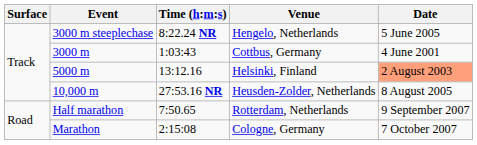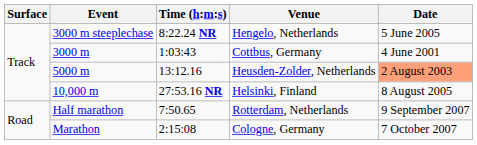(274, 71) Helsinki, Finland -> (304, 71) Heusden-Zolder, Netherlands
(304, 91) Heusden-Zolder, Netherlands -> (274, 91) Helsinki, Finland
